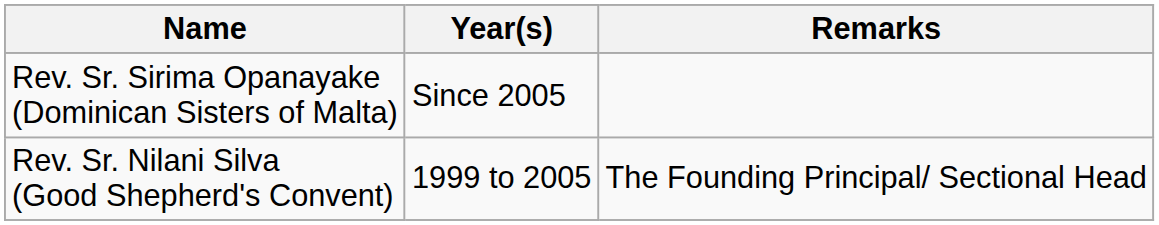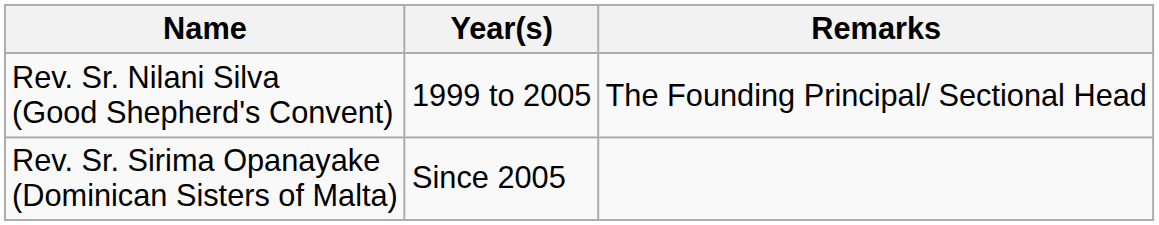rows swapped: (203, 178) <-> (205, 94)
